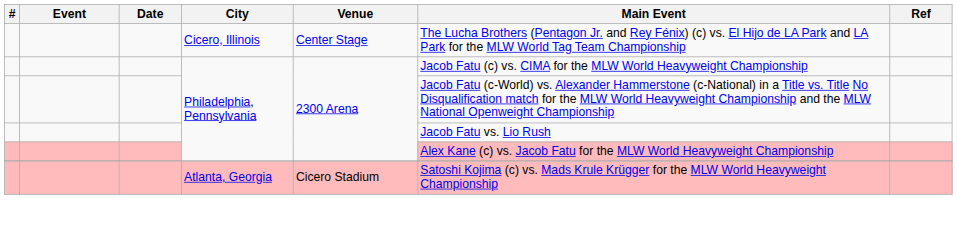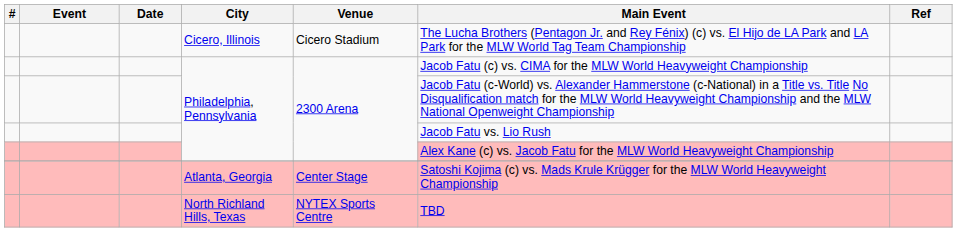(332, 40) Center Stage -> (338, 40) Cicero Stadium
(338, 177) Cicero Stadium -> (332, 177) Center Stage
+ row: (12, 211)
